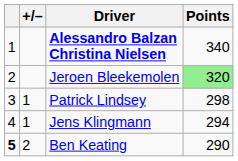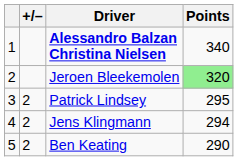(26, 100) 1 -> (26, 100) 2
(218, 100) 298 -> (218, 100) 295
(26, 122) 1 -> (26, 122) 2
(12, 145) bold -> (12, 145) normal
